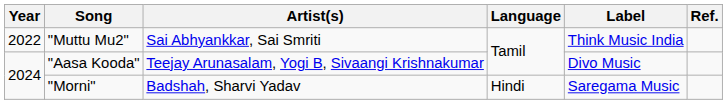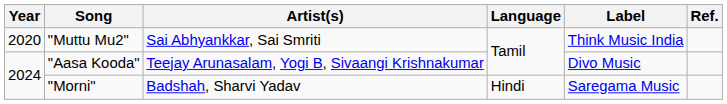(24, 39) 2022 -> (24, 39) 2020
